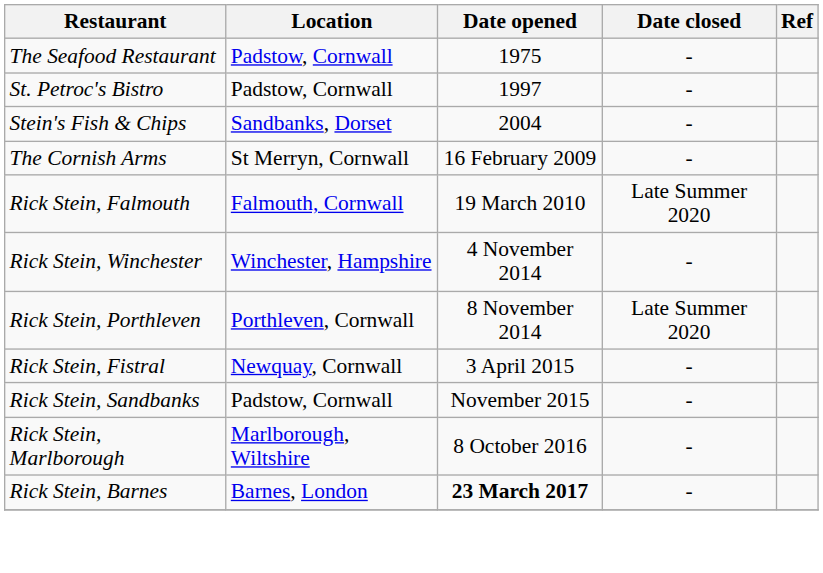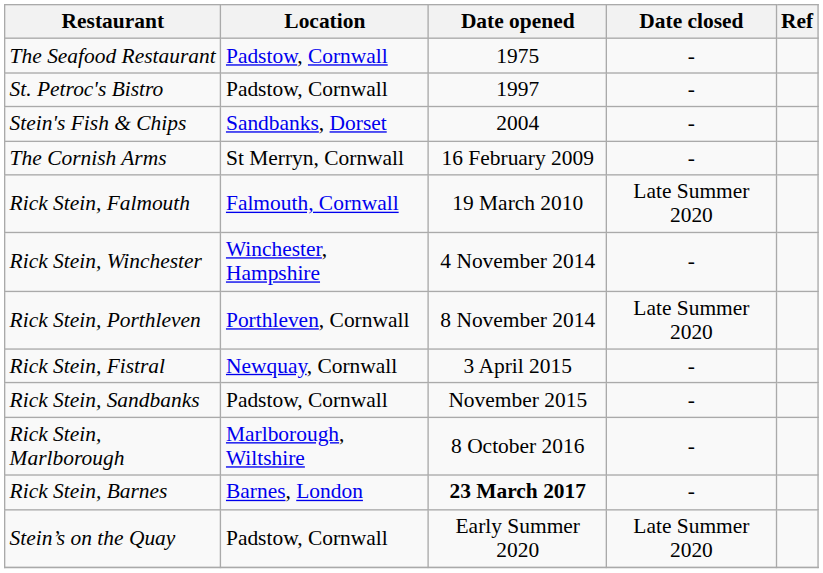+ row: (92, 538)
